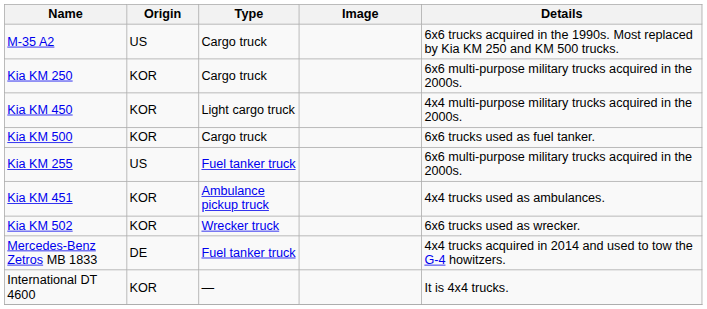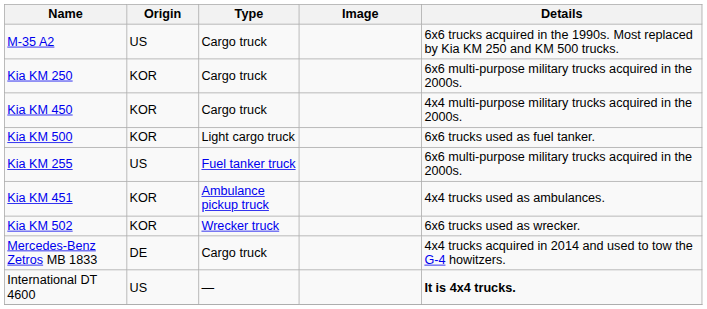(248, 110) Light cargo truck -> (234, 110) Cargo truck
(234, 137) Cargo truck -> (248, 137) Light cargo truck
(249, 253) Fuel tanker truck -> (234, 253) Cargo truck
(143, 287) KOR -> (138, 287) US
(467, 287) normal -> (470, 287) bold
